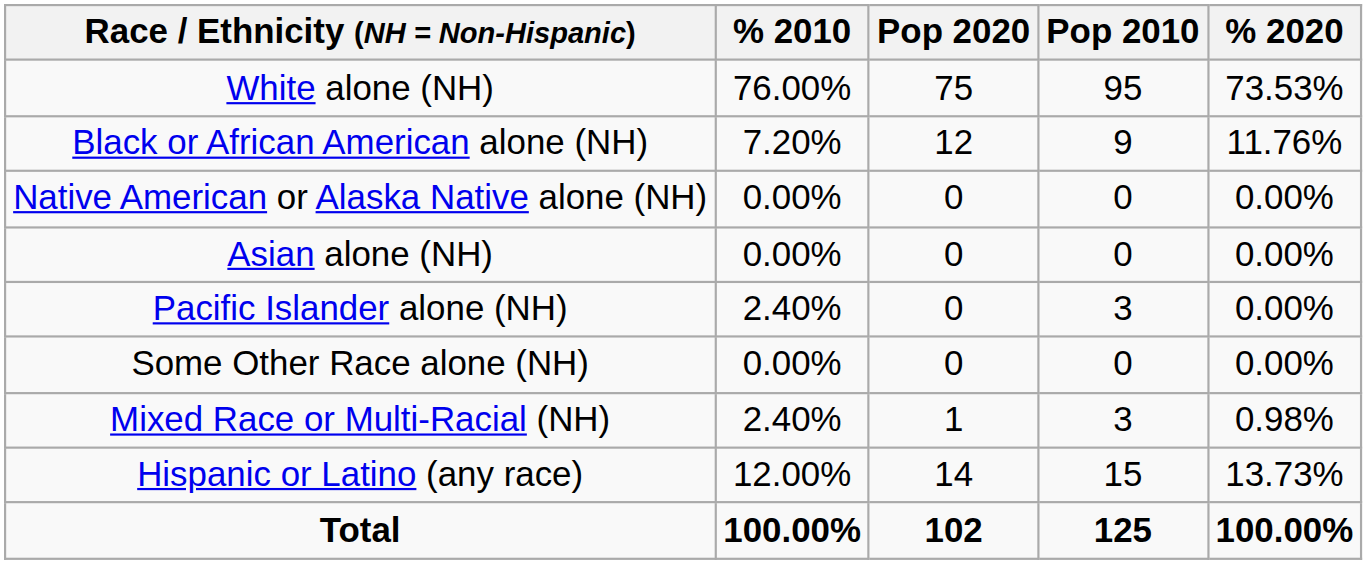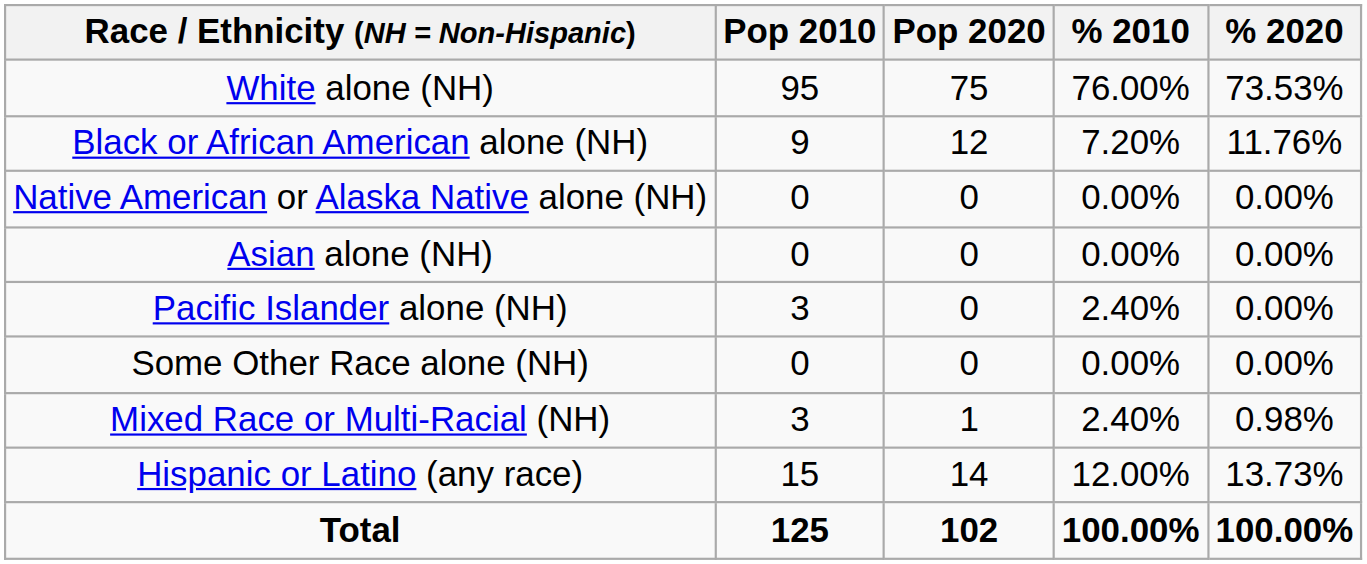columns swapped: (1123, 32) <-> (792, 32)
